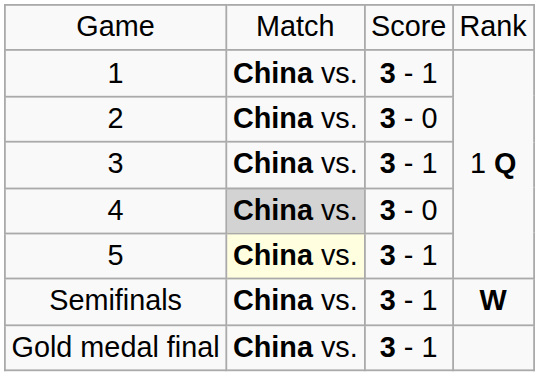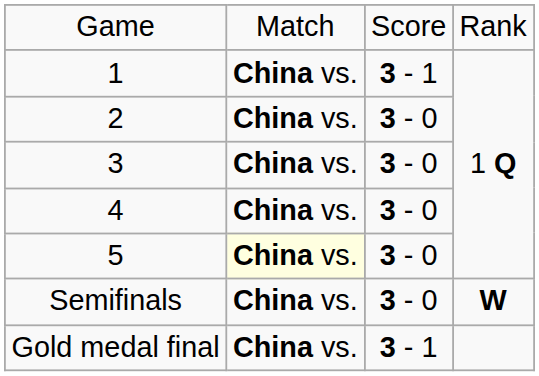(409, 164) 3 - 1 -> (409, 164) 3 - 0
(295, 210) lightgrey background -> (295, 210) no background
(409, 255) 3 - 1 -> (409, 255) 3 - 0
(409, 301) 3 - 1 -> (409, 301) 3 - 0
